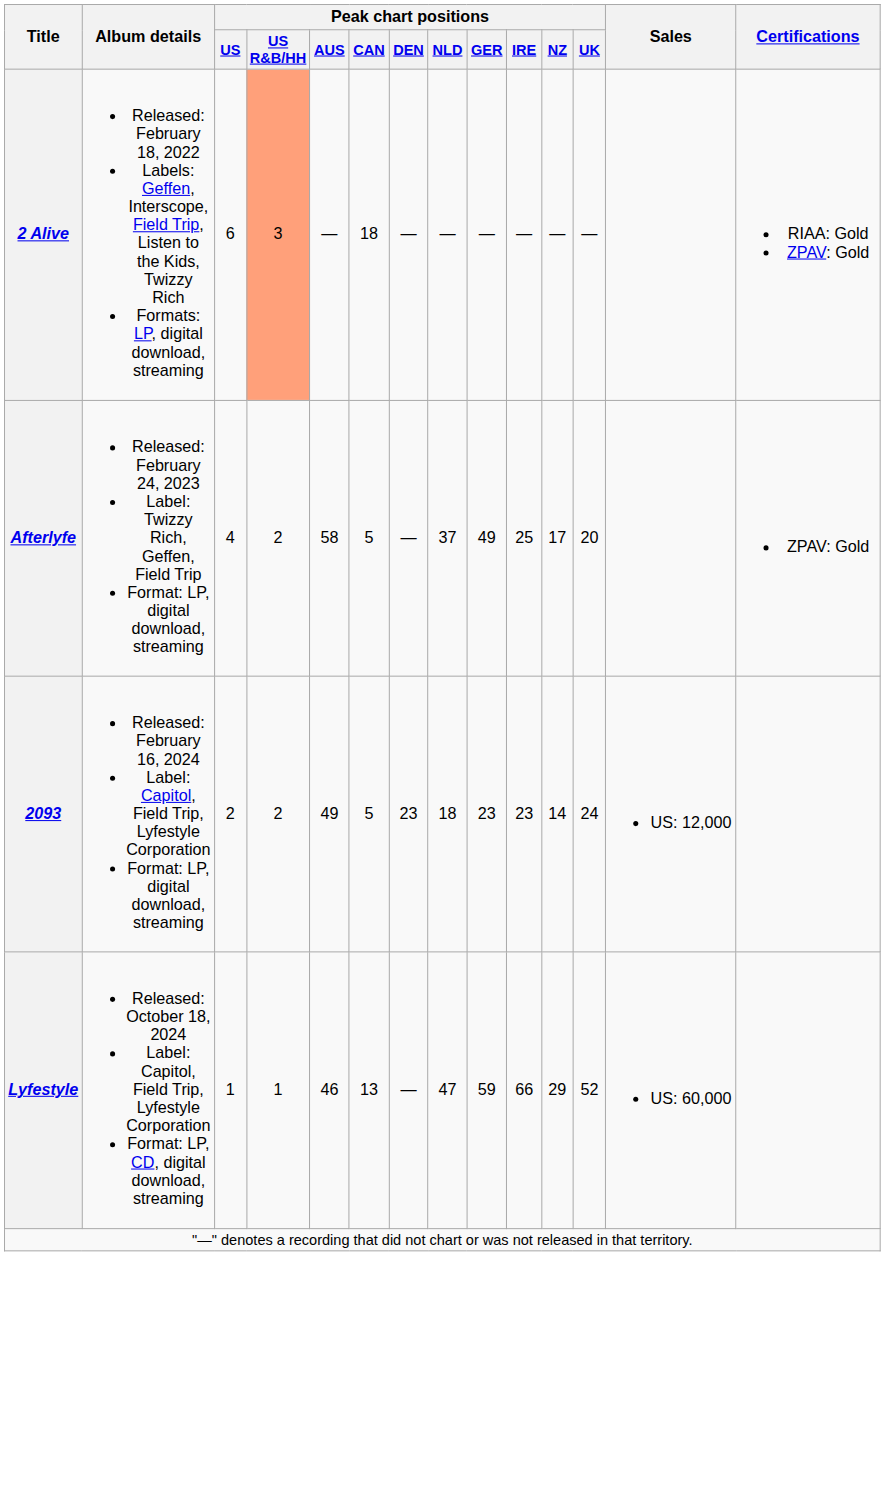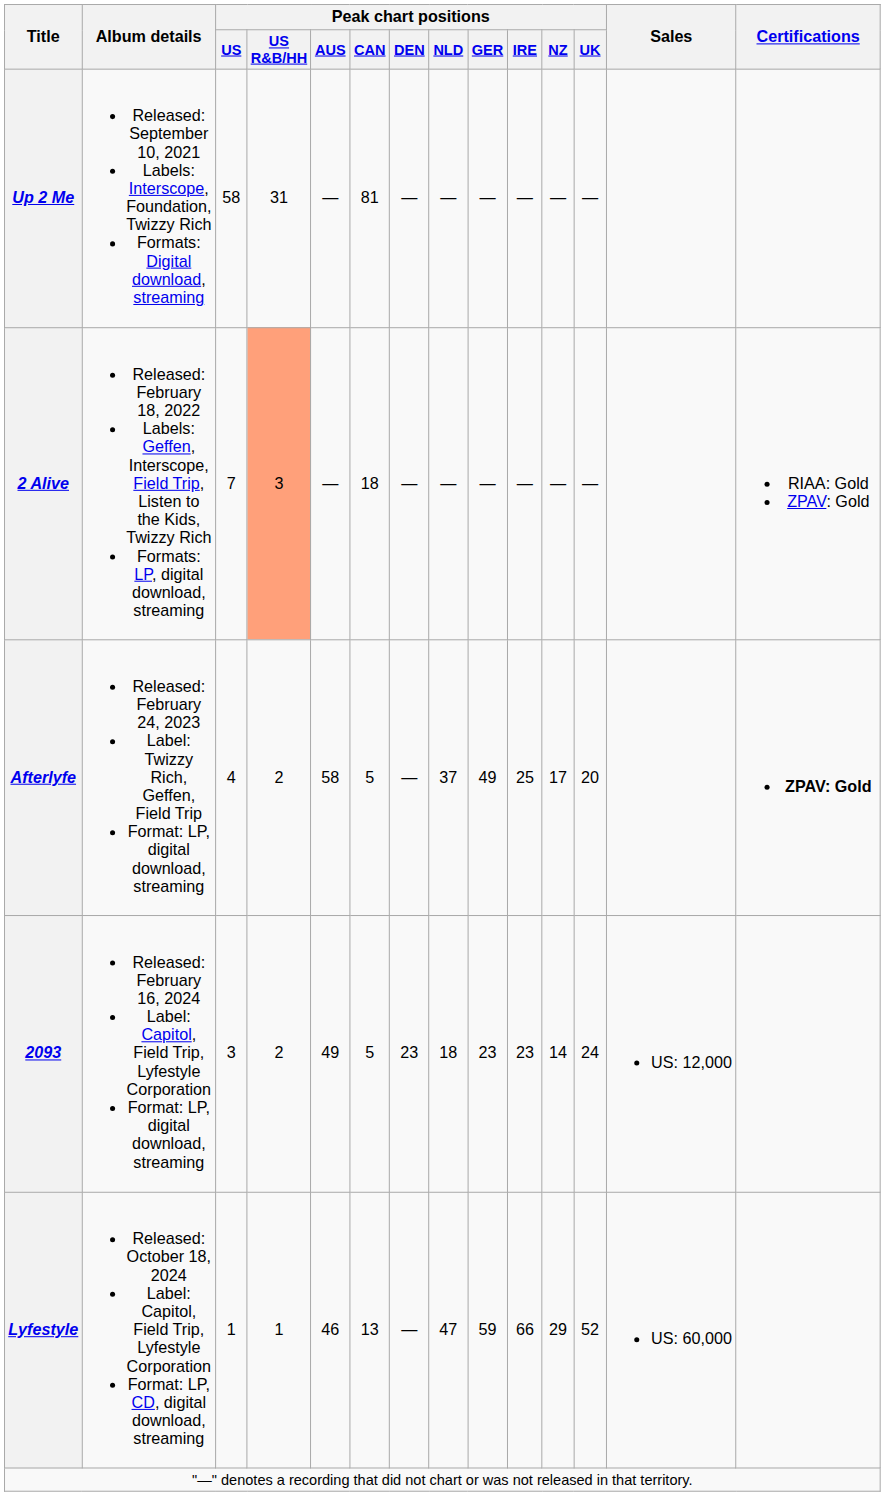+ row: (43, 198)
(230, 234) 6 -> (231, 483) 7
(808, 547) normal -> (808, 787) bold
(230, 814) 2 -> (231, 1053) 3
